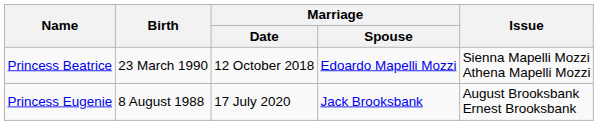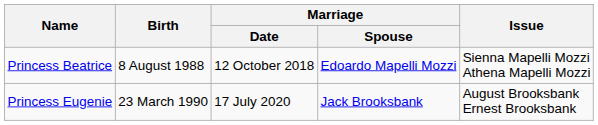(163, 65) 23 March 1990 -> (161, 65) 8 August 1988
(161, 101) 8 August 1988 -> (163, 101) 23 March 1990
